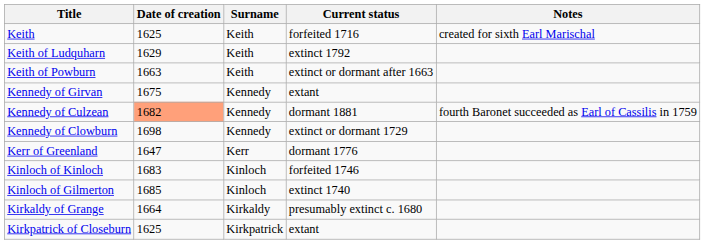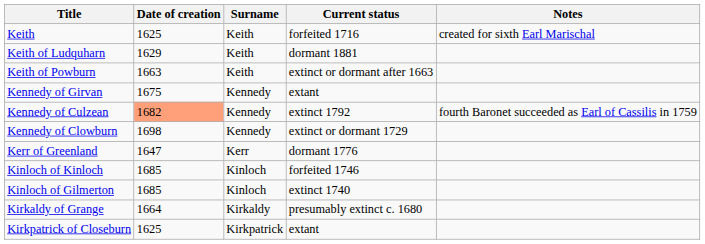(319, 53) extinct 1792 -> (323, 53) dormant 1881
(323, 111) dormant 1881 -> (319, 111) extinct 1792
(149, 170) 1683 -> (149, 170) 1685
